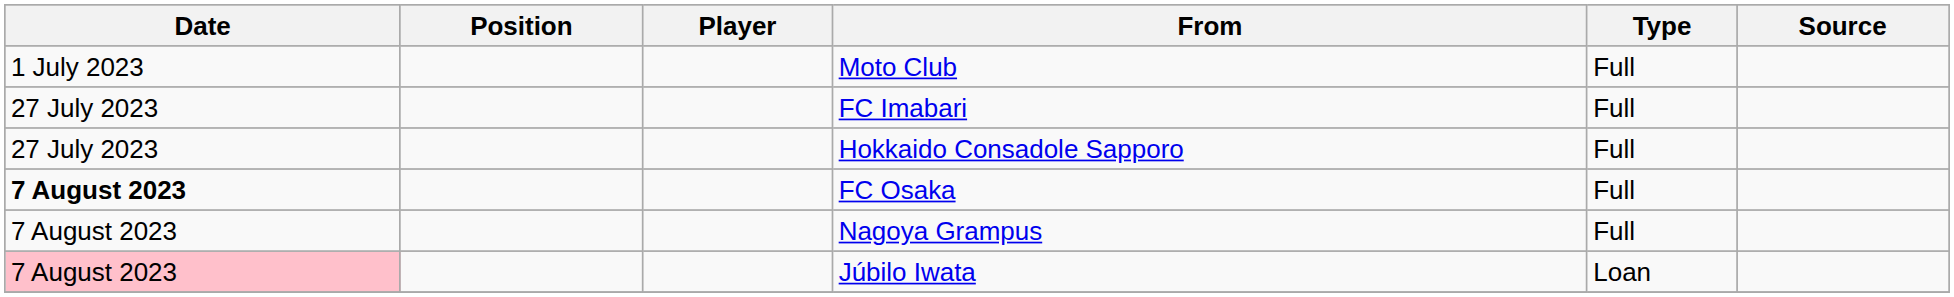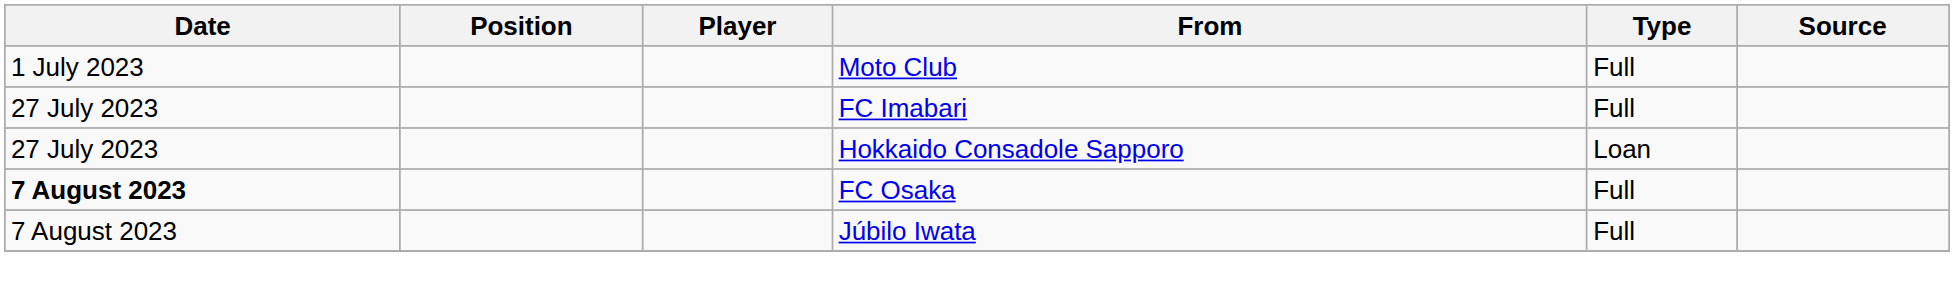(1614, 149) Full -> (1622, 149) Loan
- row: (940, 231)
(94, 272) pink background -> (94, 231) no background
(1622, 272) Loan -> (1614, 231) Full
